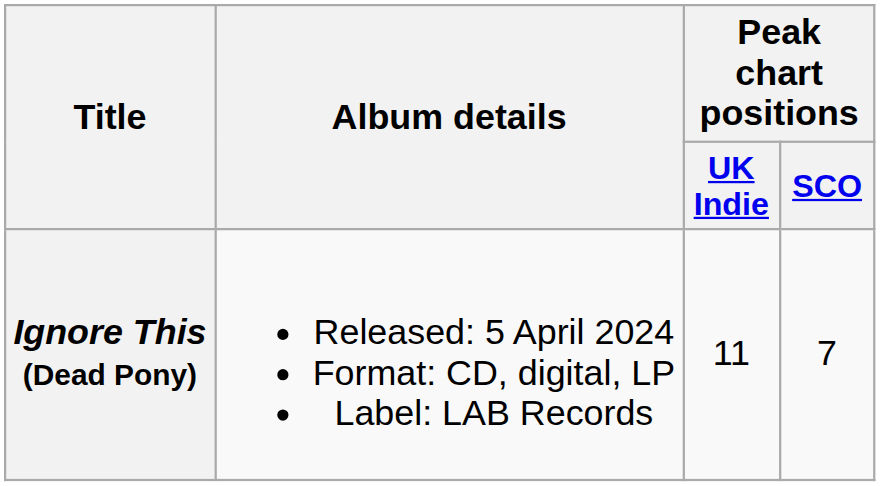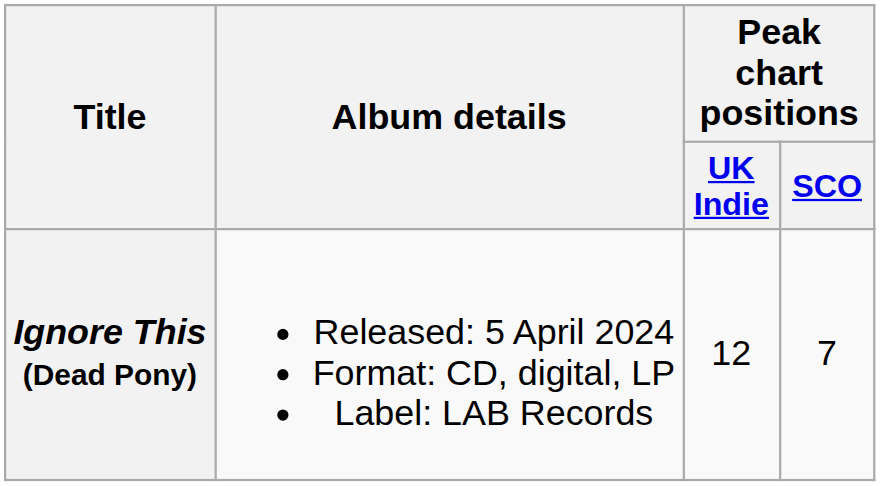(731, 353) 11 -> (731, 353) 12
